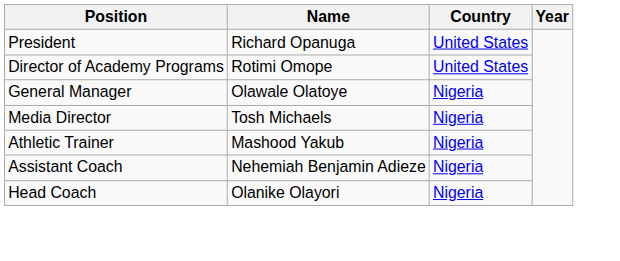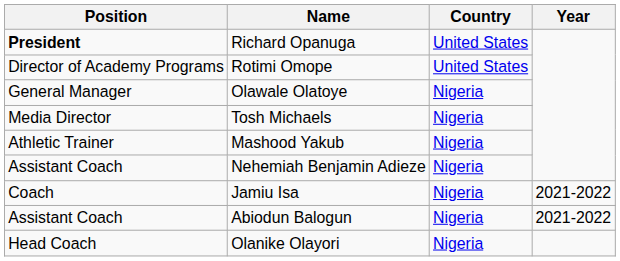(42, 42) normal -> (44, 42) bold
+ row: (265, 192)
+ row: (291, 218)
